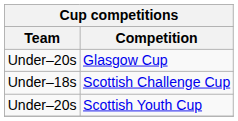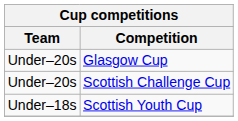(42, 82) Under–18s -> (42, 82) Under–20s
(42, 104) Under–20s -> (42, 104) Under–18s
